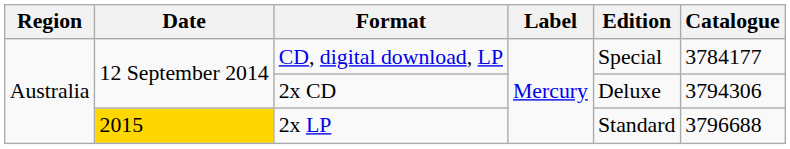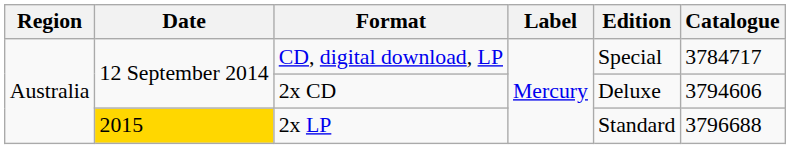(723, 56) 3784177 -> (723, 56) 3784717
(723, 90) 3794306 -> (723, 90) 3794606
